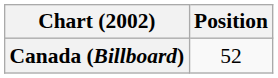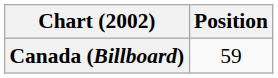(231, 55) 52 -> (231, 55) 59
